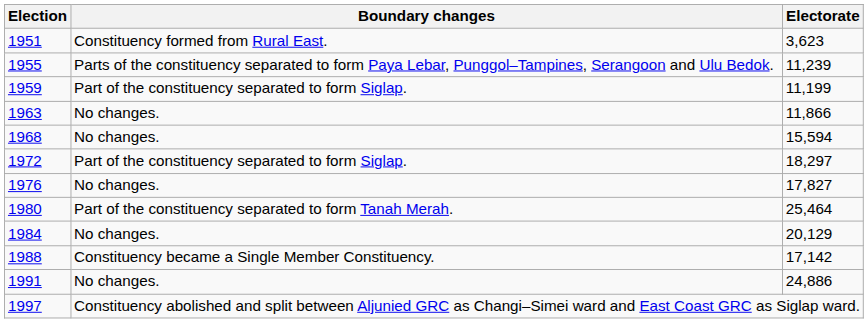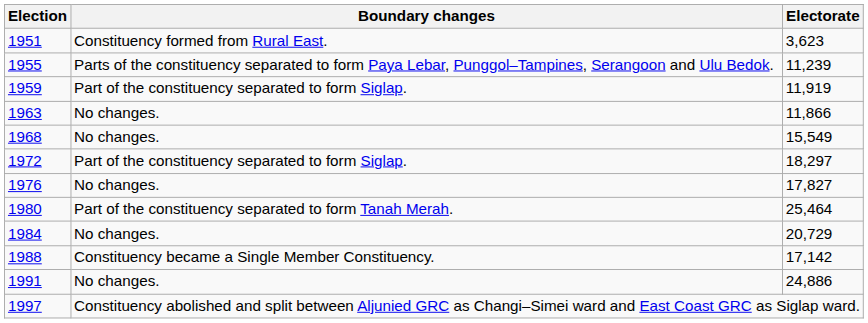(808, 88) 11,199 -> (808, 88) 11,919
(809, 137) 15,594 -> (809, 137) 15,549
(809, 233) 20,129 -> (809, 233) 20,729
